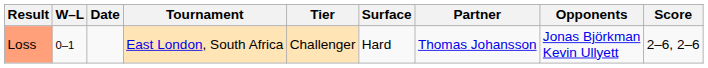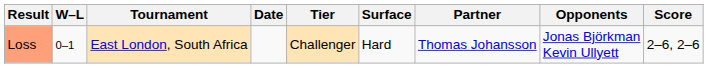columns swapped: (105, 15) <-> (205, 15)
